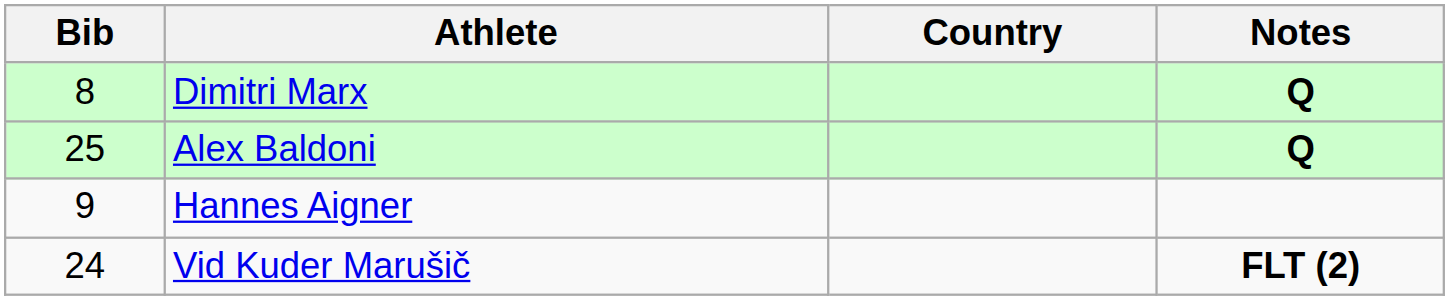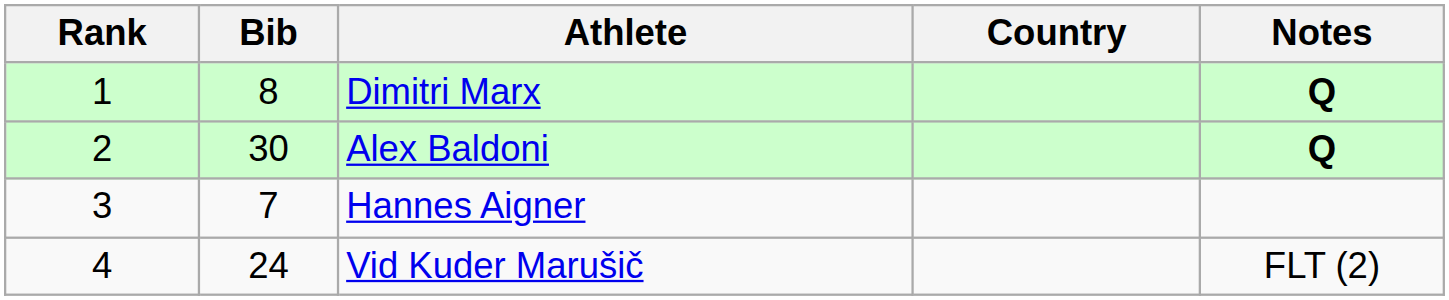+ column: (102, 33)
(85, 149) 25 -> (268, 149) 30
(85, 206) 9 -> (269, 206) 7
(1301, 264) bold -> (1322, 264) normal
